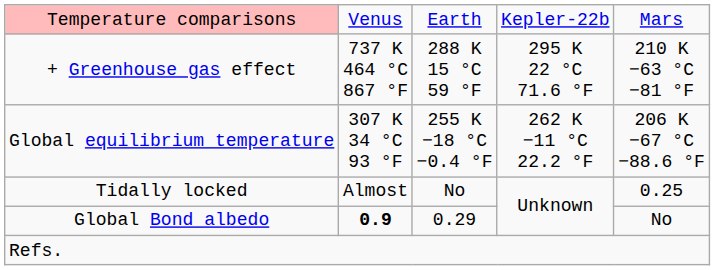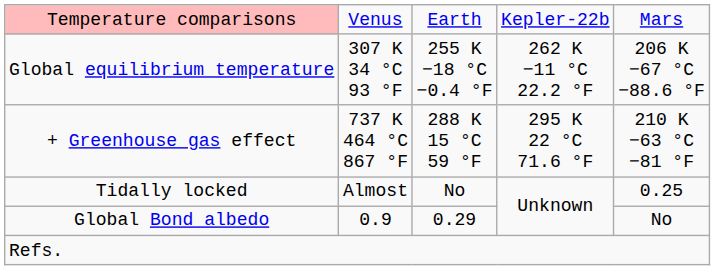rows swapped: (172, 141) <-> (172, 70)
(375, 221) bold -> (375, 221) normal
